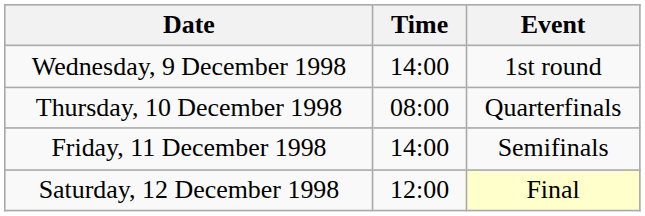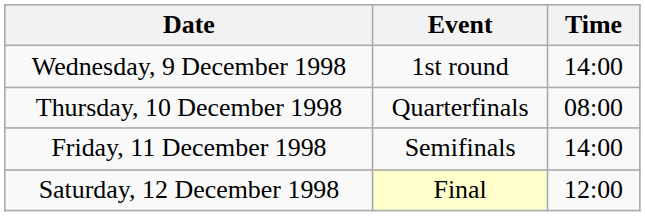columns swapped: (420, 25) <-> (553, 25)
